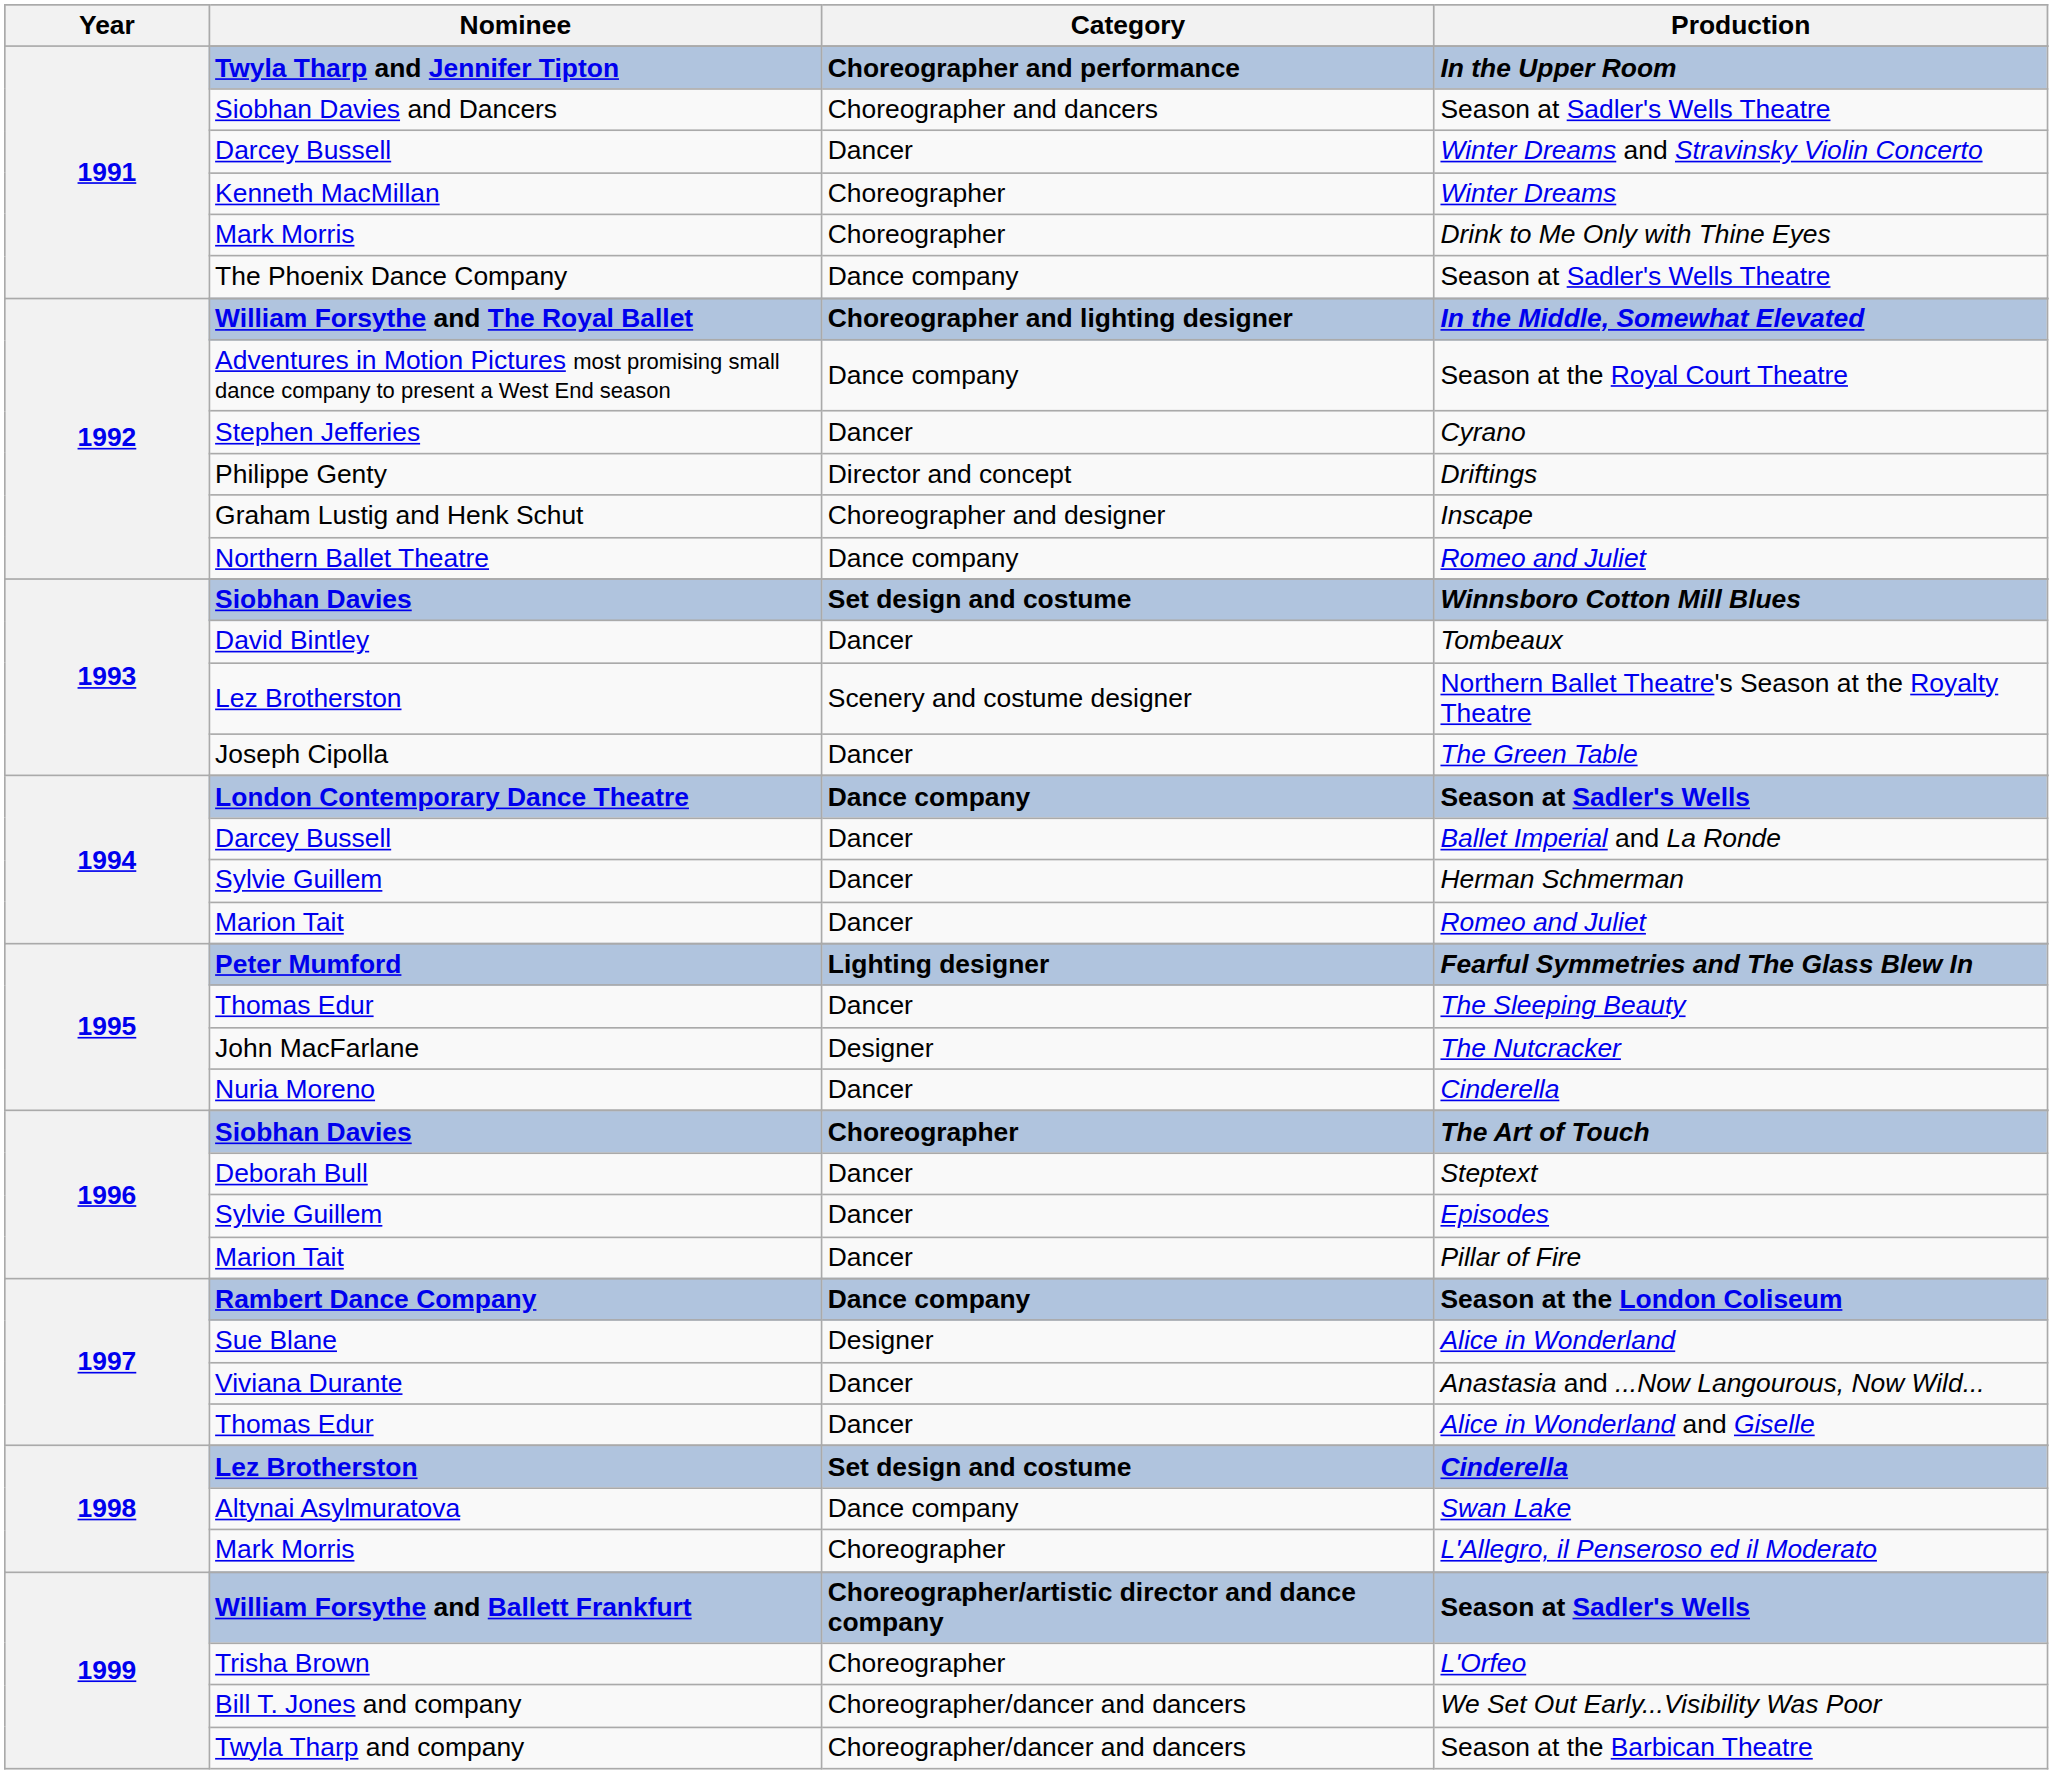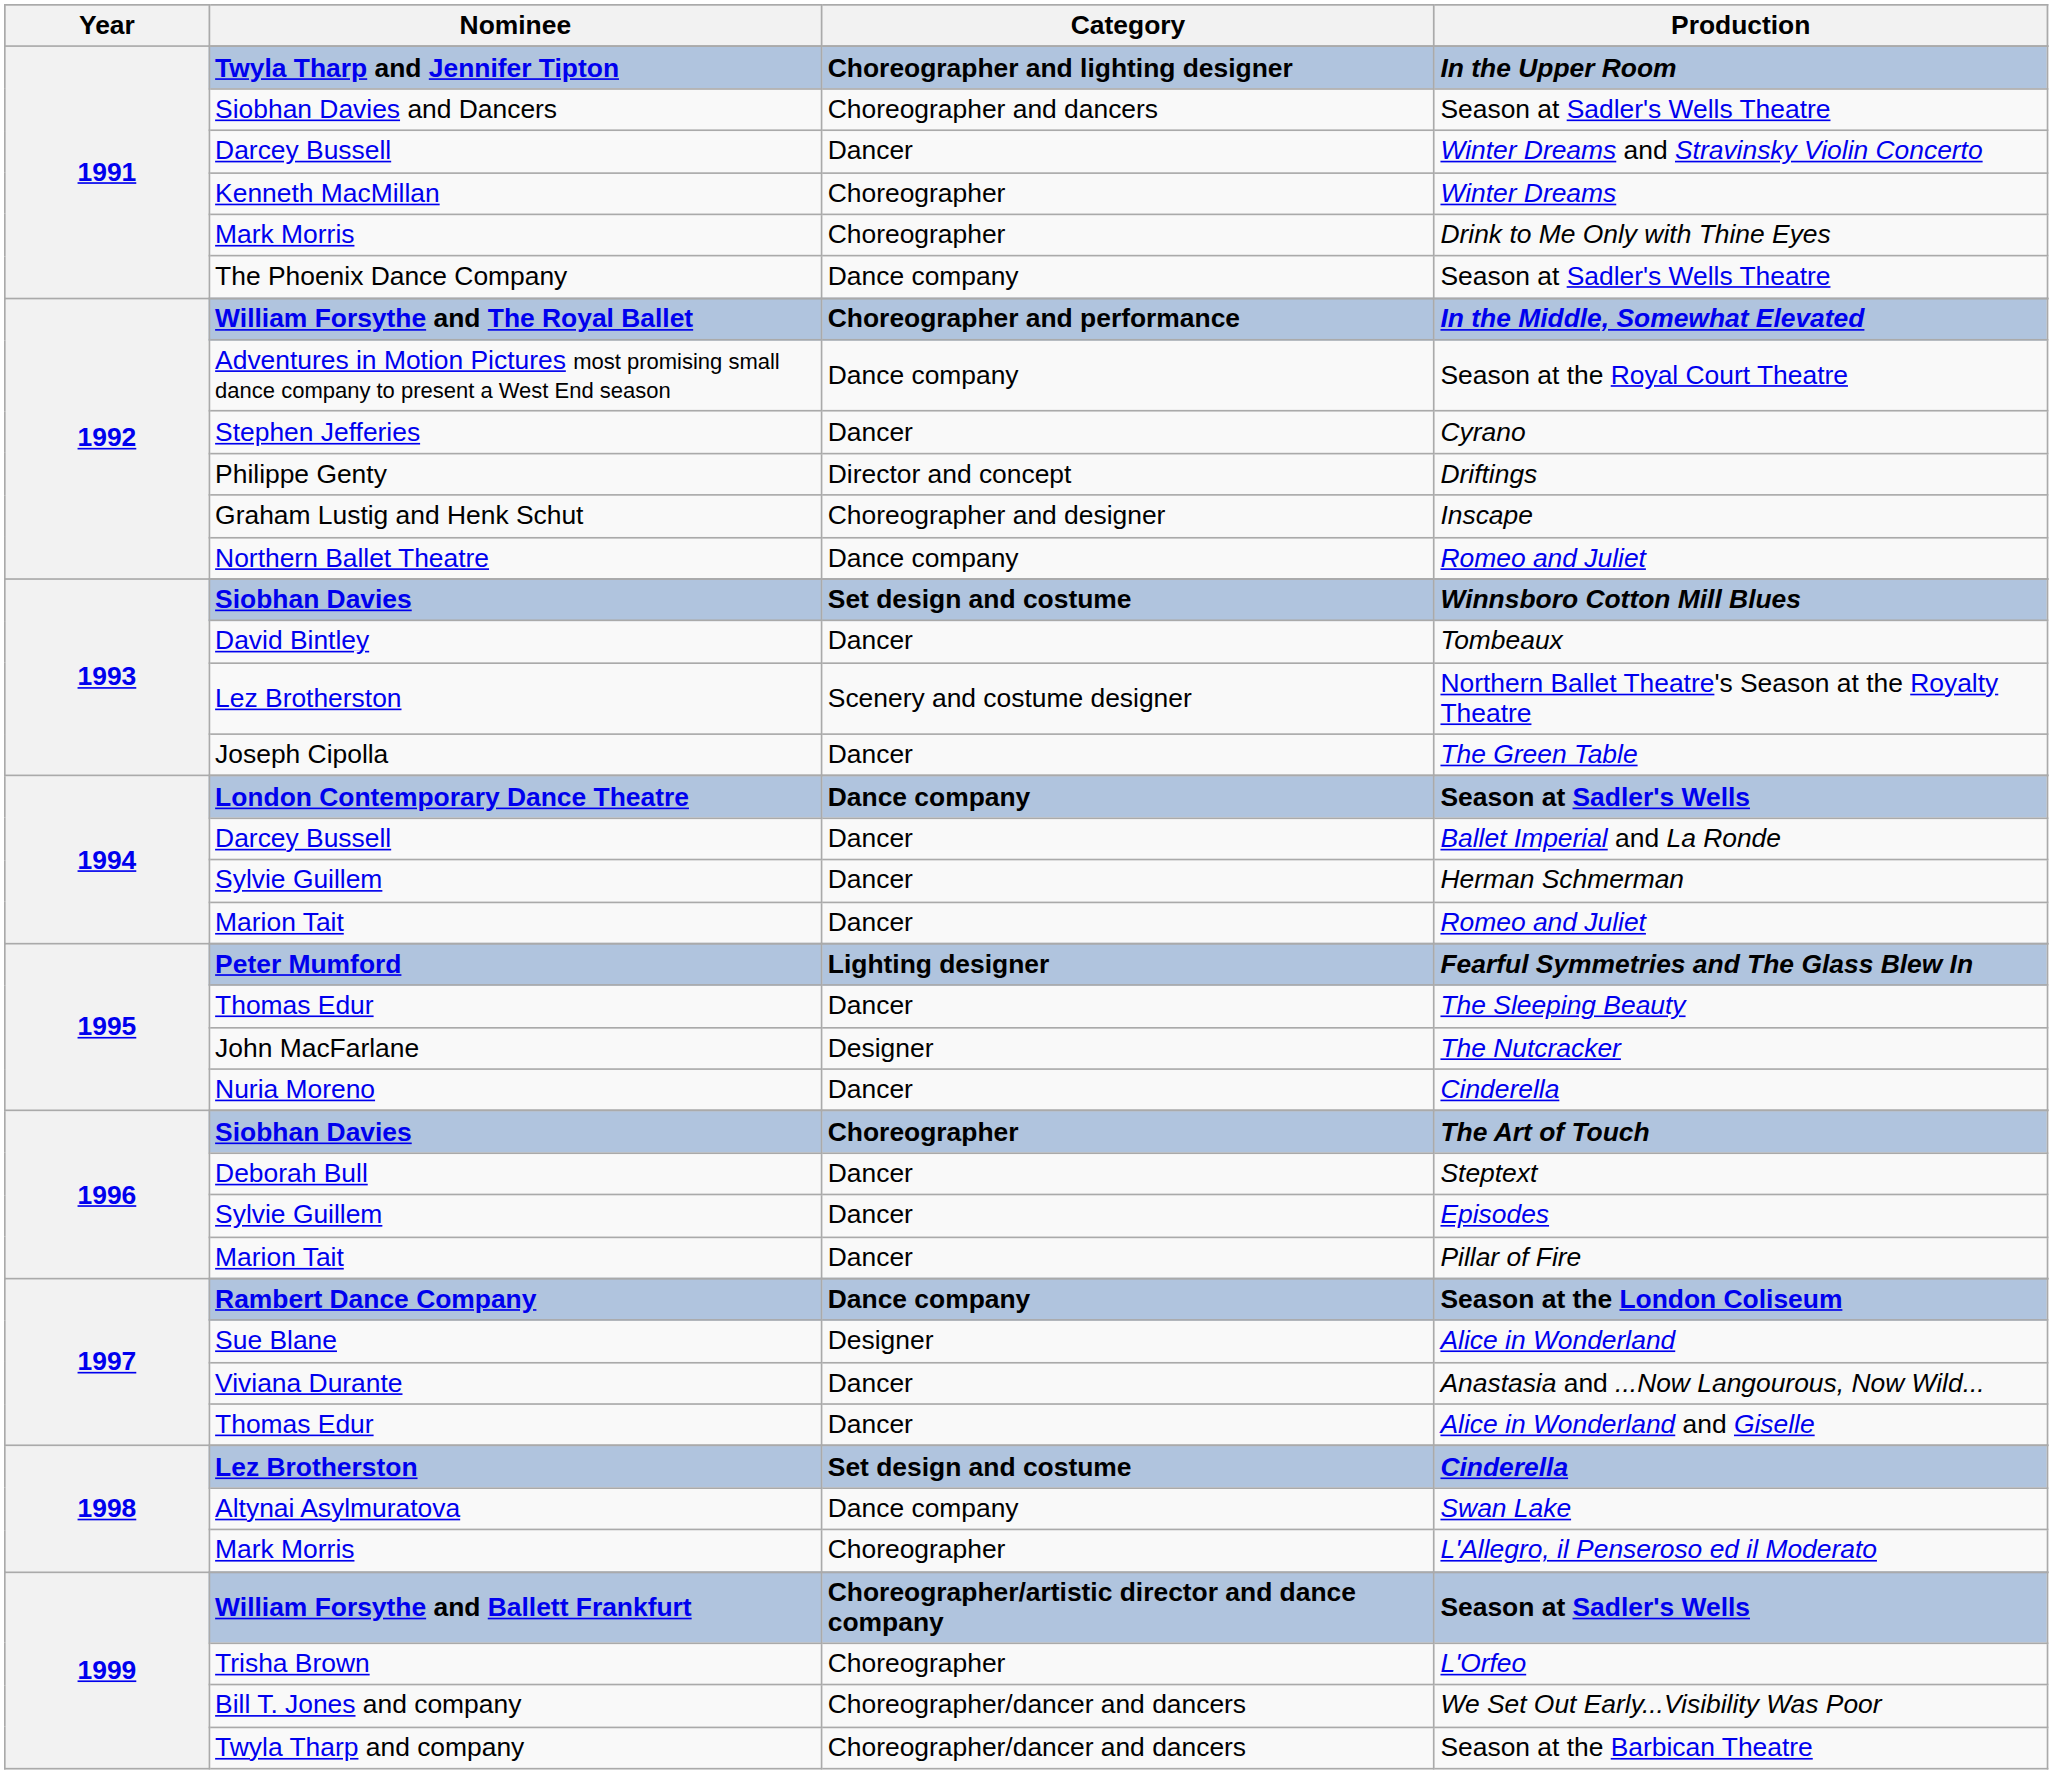(1034, 67) Choreographer and performance -> (1060, 67) Choreographer and lighting designer
(1060, 318) Choreographer and lighting designer -> (1034, 318) Choreographer and performance
